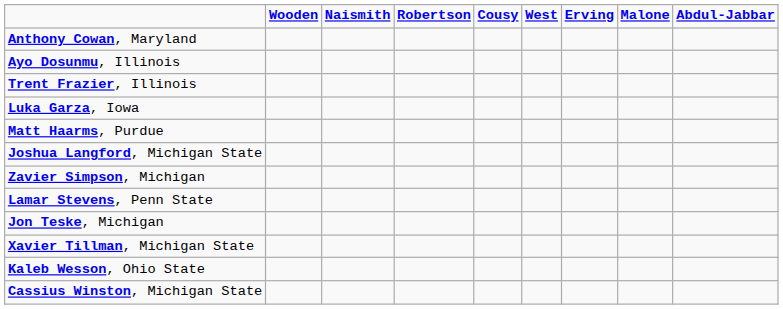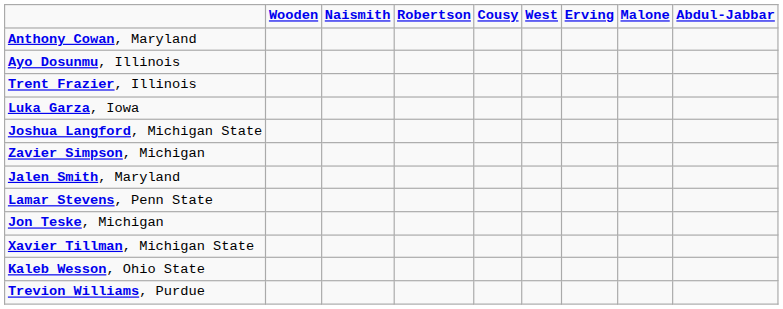- row: (86, 131)
+ row: (94, 177)
+ row: (106, 292)
- row: (135, 292)
